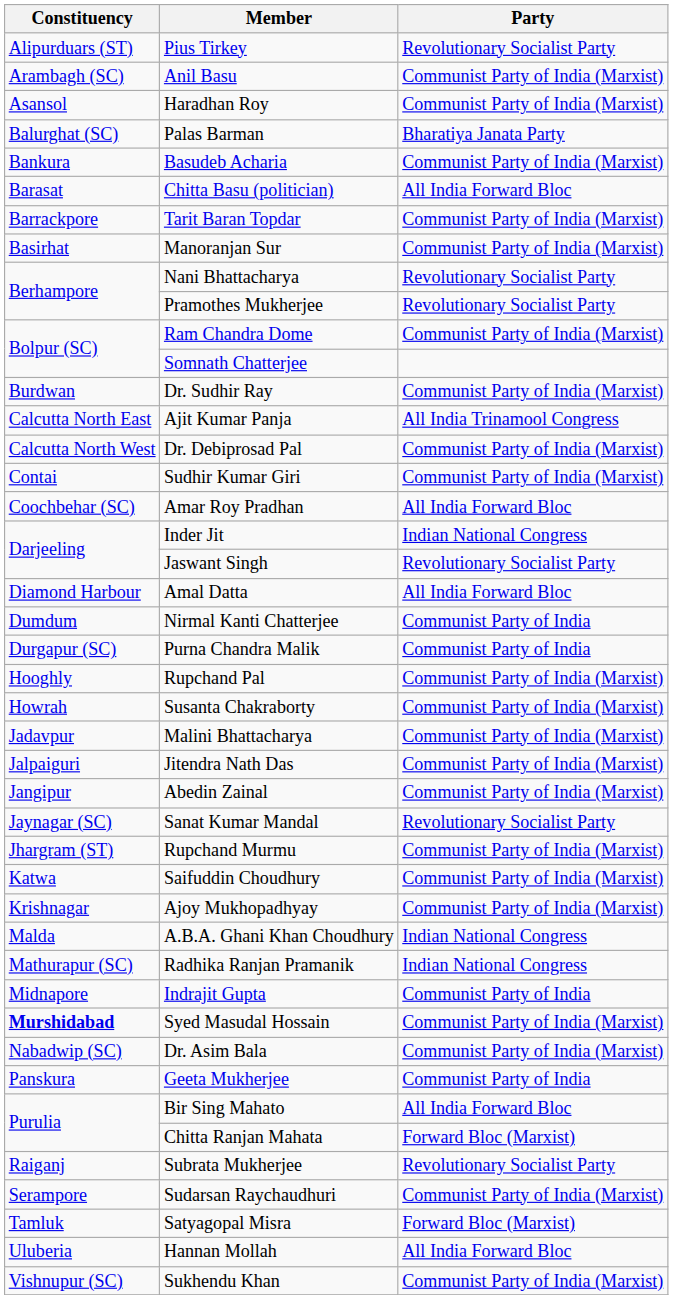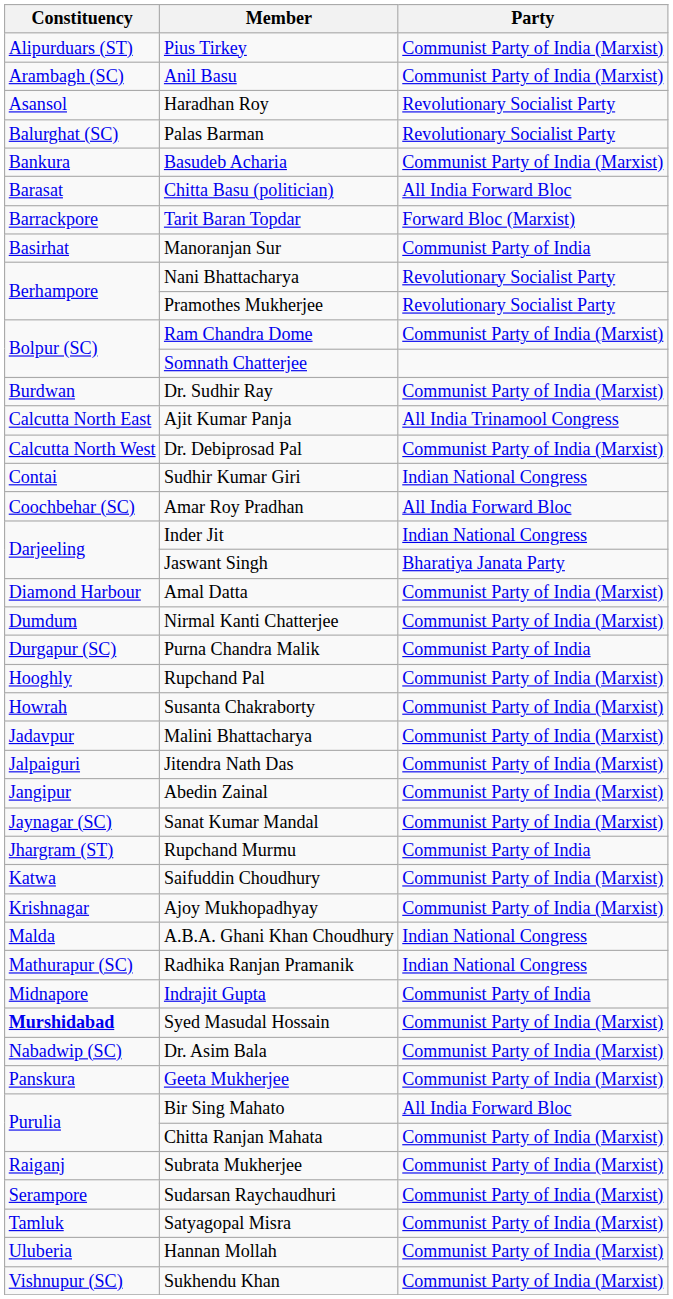(509, 47) Revolutionary Socialist Party -> (533, 47) Communist Party of India (Marxist)
(533, 104) Communist Party of India (Marxist) -> (509, 104) Revolutionary Socialist Party
(484, 133) Bharatiya Janata Party -> (509, 133) Revolutionary Socialist Party
(533, 219) Communist Party of India (Marxist) -> (489, 219) Forward Bloc (Marxist)
(533, 248) Communist Party of India (Marxist) -> (496, 248) Communist Party of India
(533, 477) Communist Party of India (Marxist) -> (495, 477) Indian National Congress
(509, 563) Revolutionary Socialist Party -> (484, 563) Bharatiya Janata Party
(487, 592) All India Forward Bloc -> (533, 592) Communist Party of India (Marxist)
(496, 620) Communist Party of India -> (533, 620) Communist Party of India (Marxist)
(509, 821) Revolutionary Socialist Party -> (533, 821) Communist Party of India (Marxist)
(533, 850) Communist Party of India (Marxist) -> (496, 850) Communist Party of India
(496, 1079) Communist Party of India -> (533, 1079) Communist Party of India (Marxist)
(489, 1137) Forward Bloc (Marxist) -> (533, 1137) Communist Party of India (Marxist)
(509, 1165) Revolutionary Socialist Party -> (533, 1165) Communist Party of India (Marxist)
(489, 1223) Forward Bloc (Marxist) -> (533, 1223) Communist Party of India (Marxist)
(487, 1251) All India Forward Bloc -> (533, 1251) Communist Party of India (Marxist)
